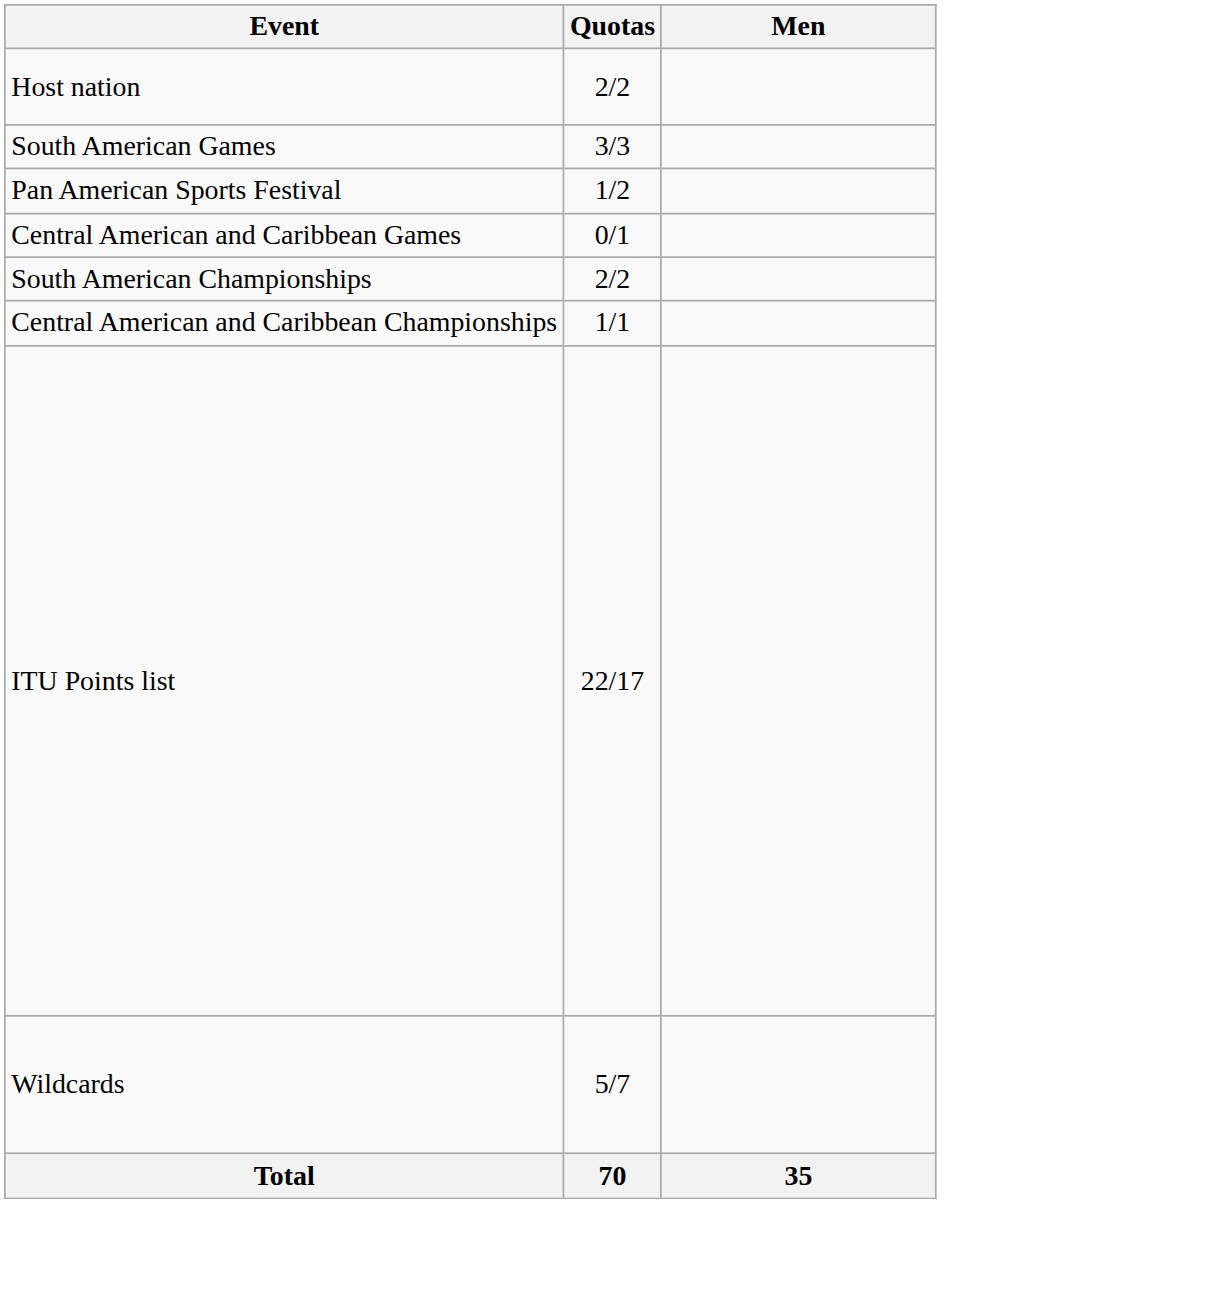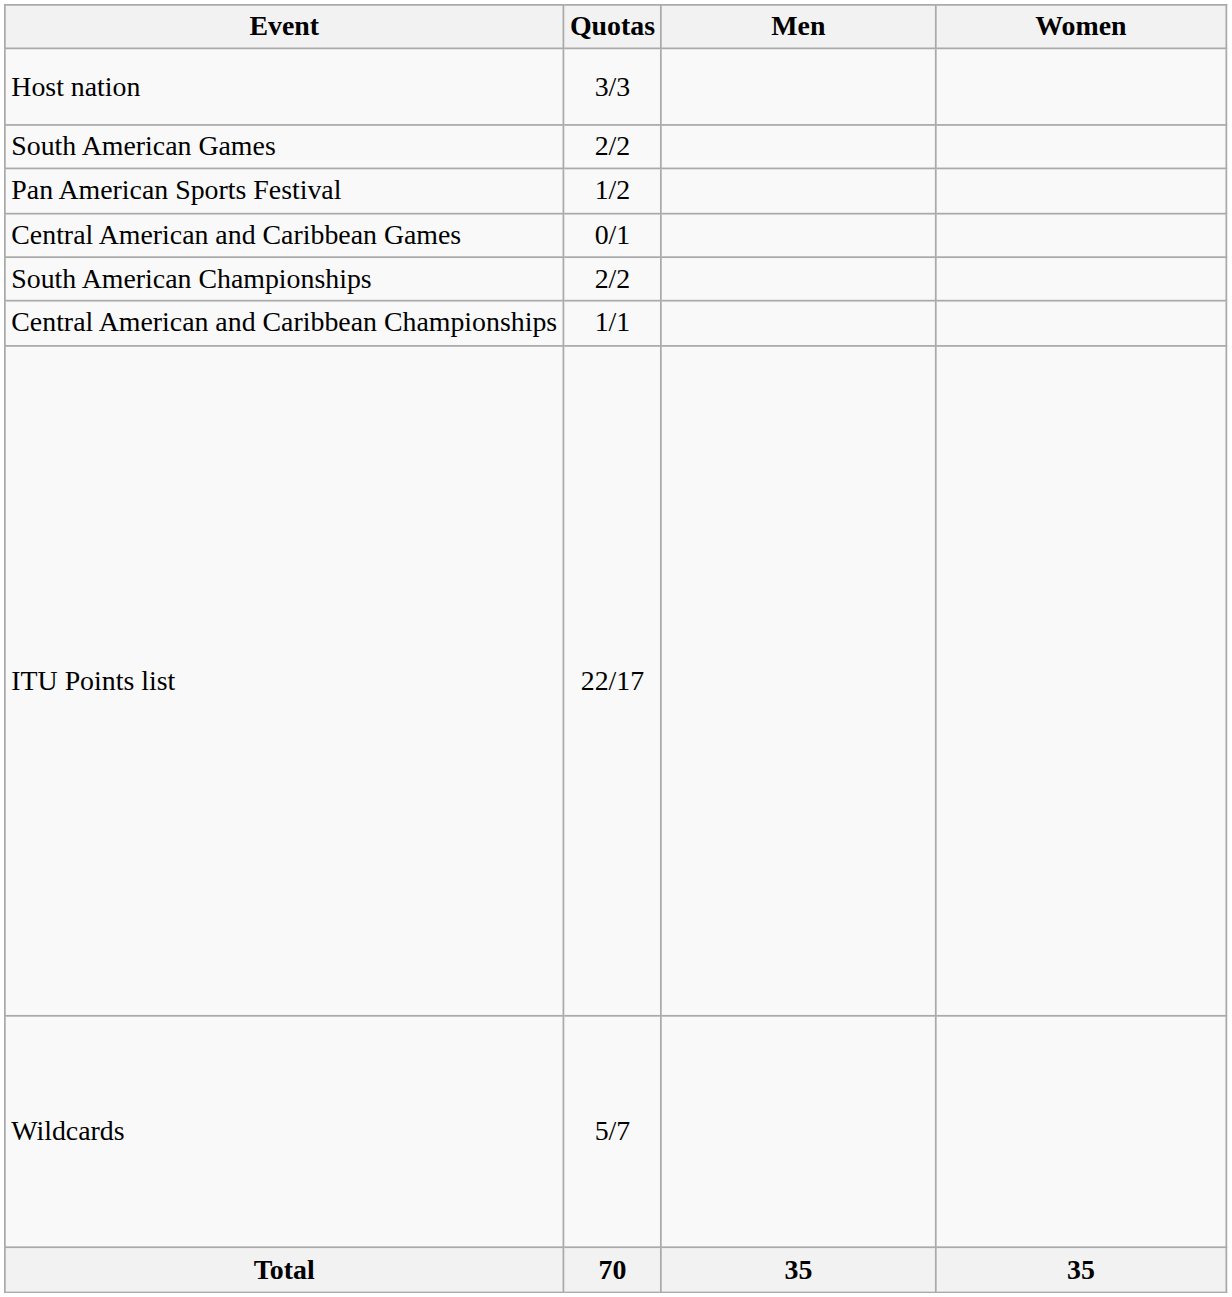+ column: (1081, 26)
(612, 86) 2/2 -> (612, 86) 3/3
(612, 146) 3/3 -> (612, 146) 2/2
